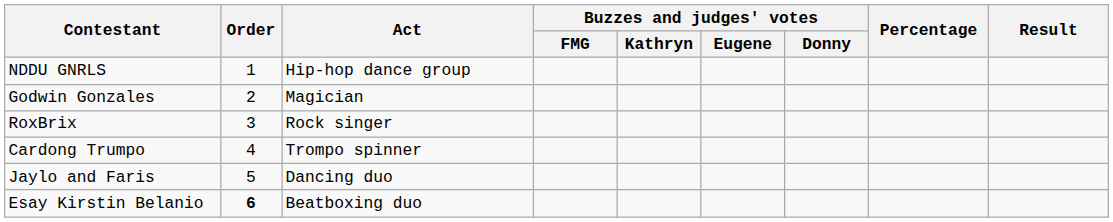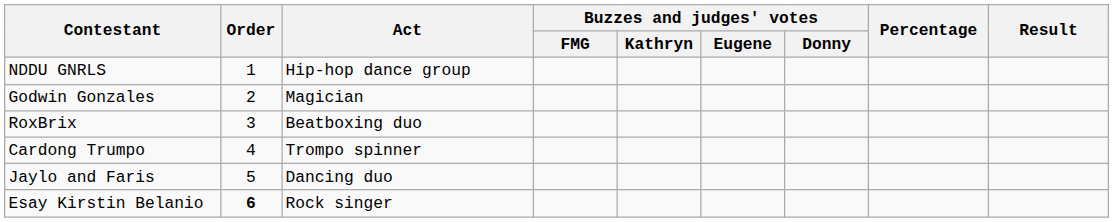(339, 124) Rock singer -> (354, 124) Beatboxing duo
(354, 203) Beatboxing duo -> (339, 203) Rock singer
